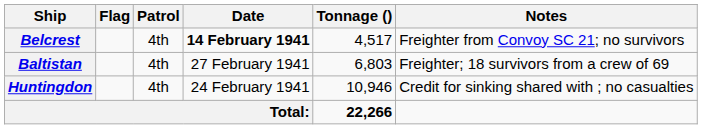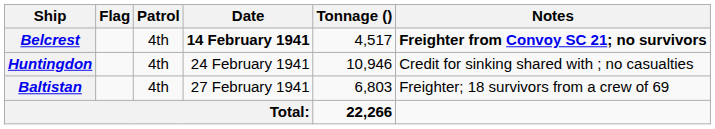(542, 40) normal -> (553, 40) bold
rows swapped: (50, 87) <-> (50, 64)
